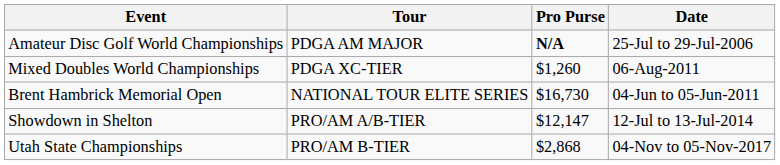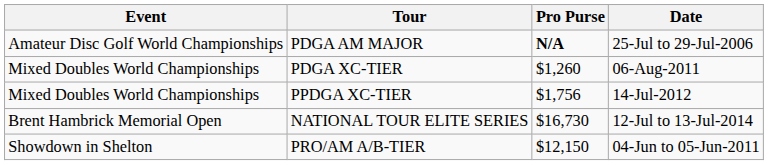+ row: (351, 95)
(686, 95) 04-Jun to 05-Jun-2011 -> (683, 120) 12-Jul to 13-Jul-2014
(562, 120) $12,147 -> (562, 146) $12,150
(683, 120) 12-Jul to 13-Jul-2014 -> (686, 146) 04-Jun to 05-Jun-2011
- row: (350, 146)
